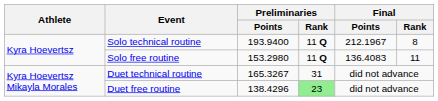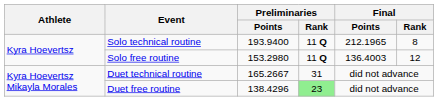(366, 43) 212.1967 -> (366, 43) 212.1965
(366, 58) 136.4083 -> (366, 58) 136.4003
(415, 58) 11 -> (415, 58) 12
(268, 73) 165.3267 -> (268, 73) 165.2667
